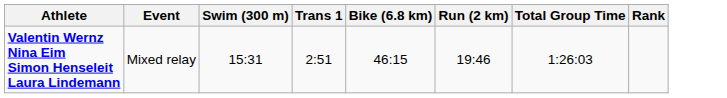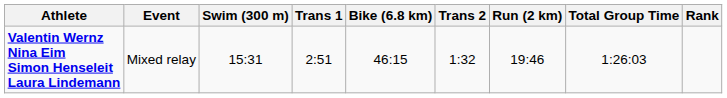+ column: (462, 16)
